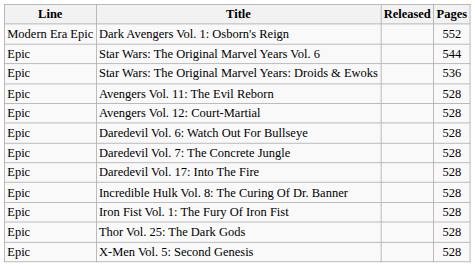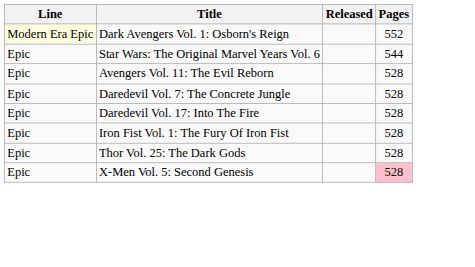(50, 34) no background -> (50, 34) lightyellow background
- row: (238, 73)
- row: (180, 113)
- row: (203, 133)
- row: (223, 192)
(452, 251) no background -> (394, 172) pink background
